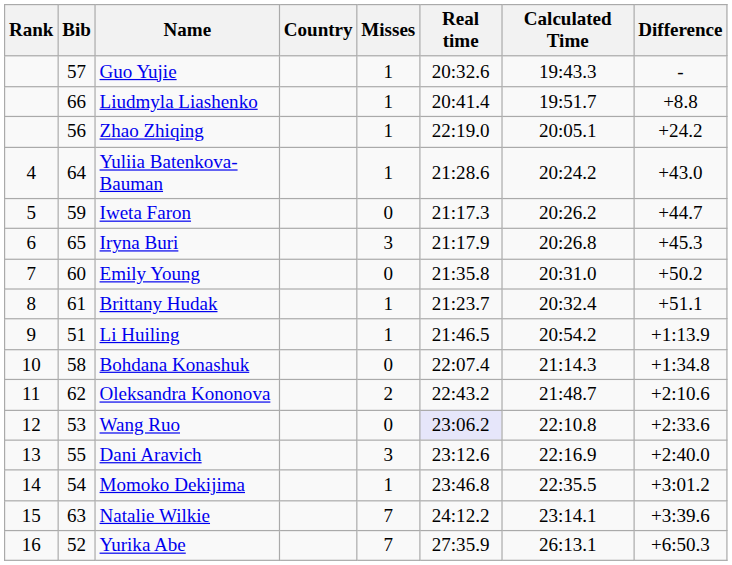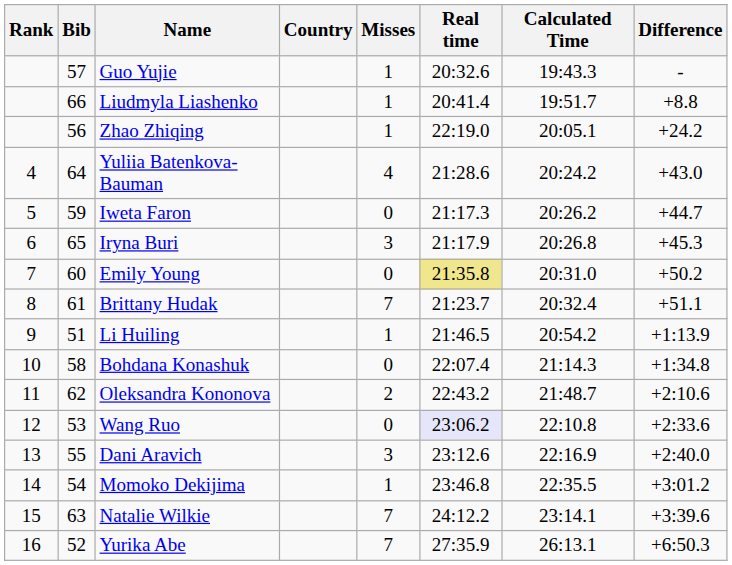(388, 172) 1 -> (388, 172) 4
(461, 273) no background -> (461, 273) khaki background
(388, 304) 1 -> (388, 304) 7
